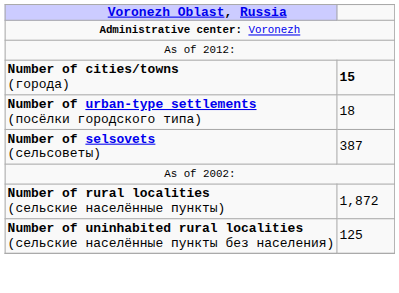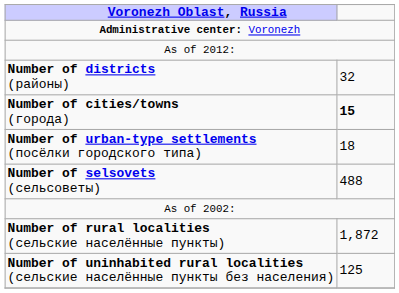+ row: (82, 77)
(351, 147) 387 -> (351, 181) 488
